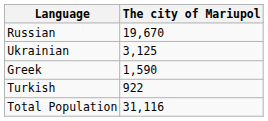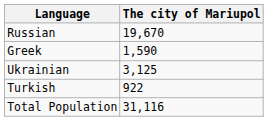rows swapped: (38, 51) <-> (24, 70)
